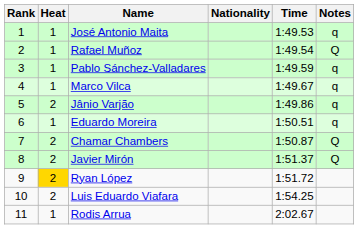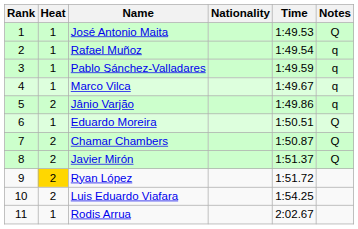(335, 31) q -> (335, 31) Q
(335, 50) Q -> (335, 50) q
(335, 123) q -> (335, 123) Q
